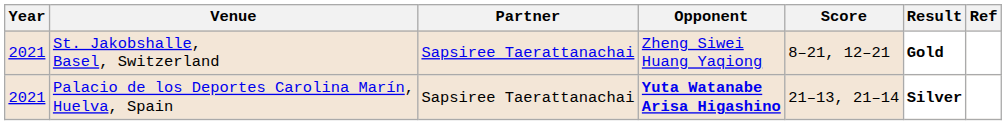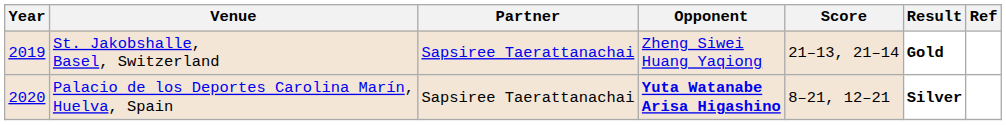(27, 53) 2021 -> (27, 53) 2019
(839, 53) 8–21, 12–21 -> (844, 53) 21–13, 21–14
(27, 97) 2021 -> (27, 97) 2020
(844, 97) 21–13, 21–14 -> (839, 97) 8–21, 12–21
